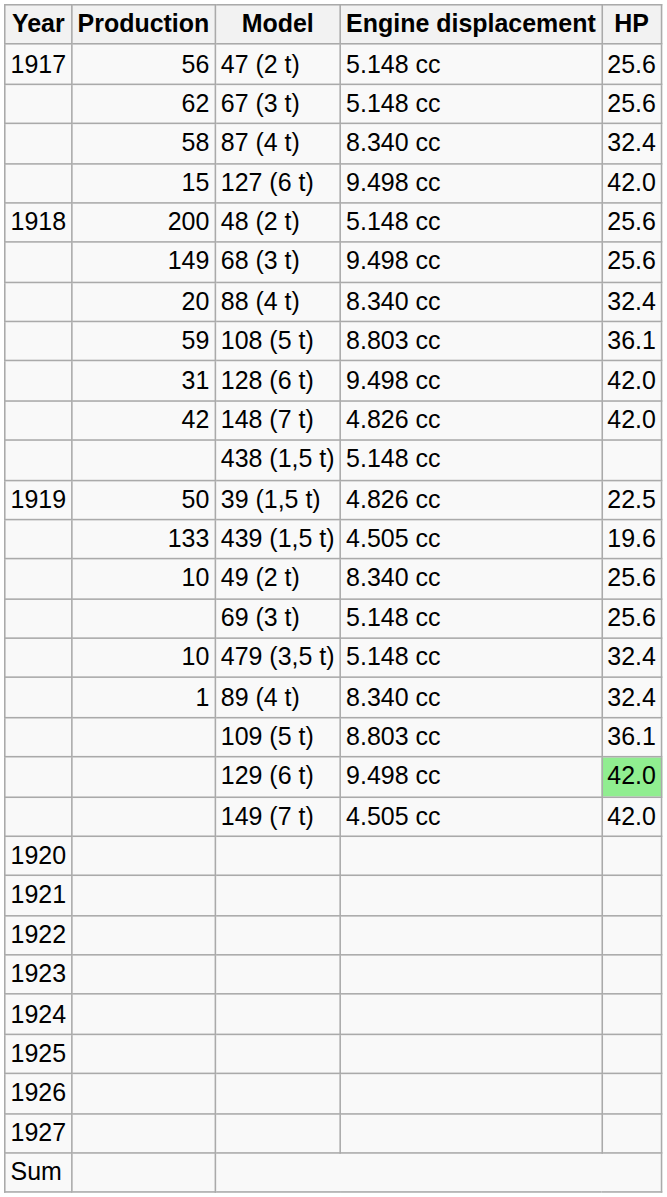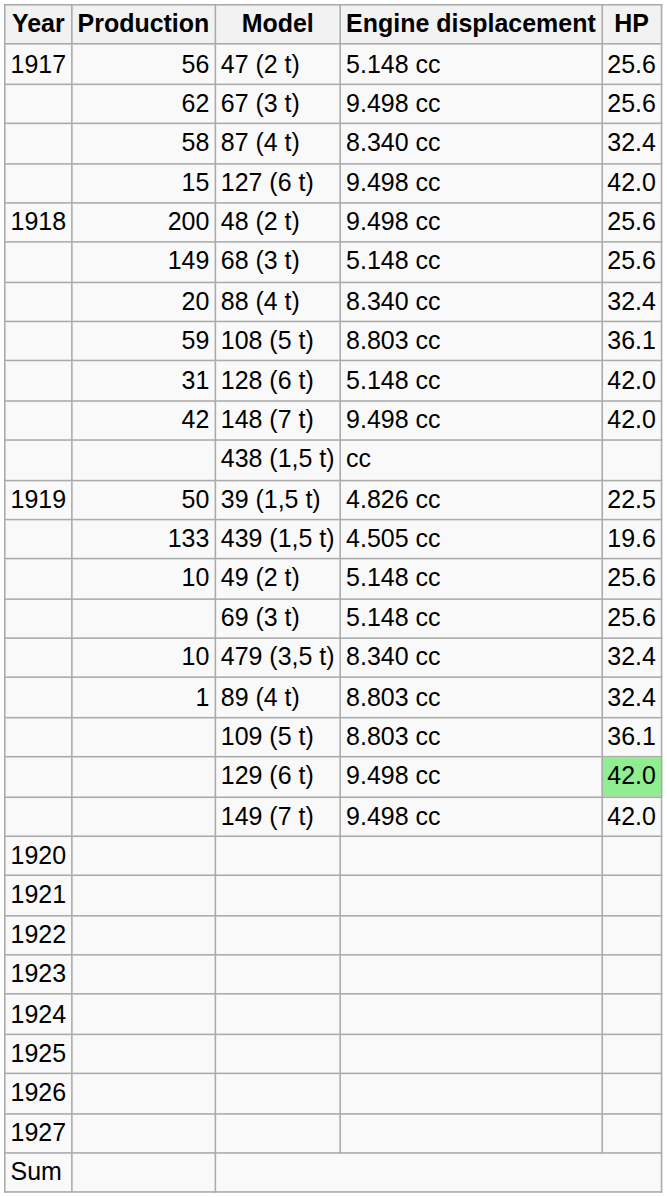(393, 103) 5.148 cc -> (393, 103) 9.498 cc
(393, 222) 5.148 cc -> (393, 222) 9.498 cc
(393, 261) 9.498 cc -> (393, 261) 5.148 cc
(393, 380) 9.498 cc -> (393, 380) 5.148 cc
(393, 420) 4.826 cc -> (393, 420) 9.498 cc
(393, 459) 5.148 cc -> (359, 459) cc
(393, 578) 8.340 cc -> (393, 578) 5.148 cc
(393, 657) 5.148 cc -> (393, 657) 8.340 cc
(393, 697) 8.340 cc -> (393, 697) 8.803 cc
(393, 815) 4.505 cc -> (393, 815) 9.498 cc
